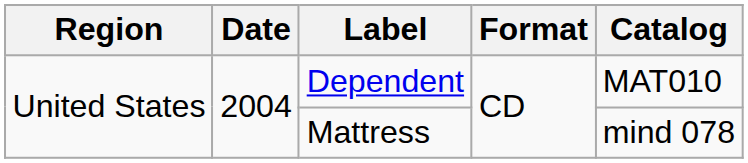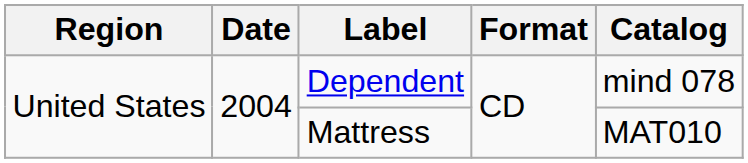(662, 81) MAT010 -> (669, 81) mind 078
(669, 132) mind 078 -> (662, 132) MAT010
